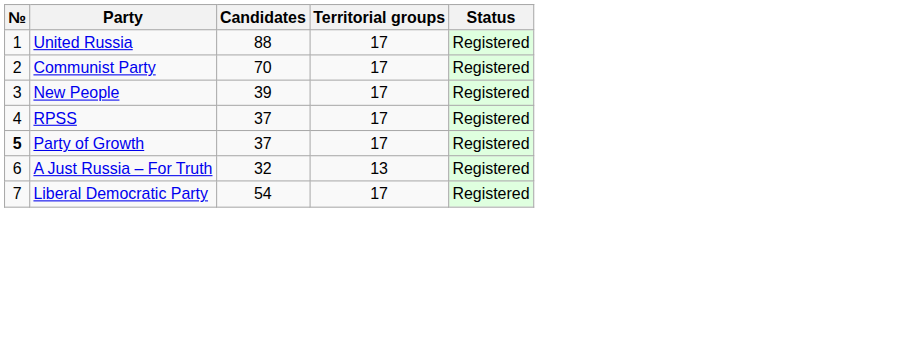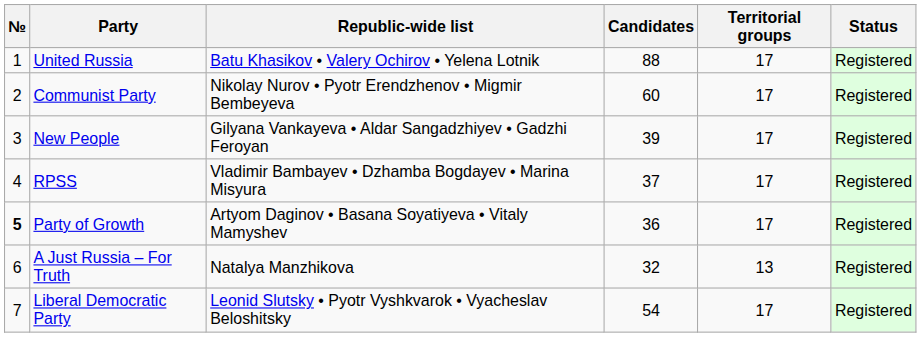+ column: (405, 26)
(263, 68) 70 -> (651, 95) 60
(263, 144) 37 -> (651, 224) 36
